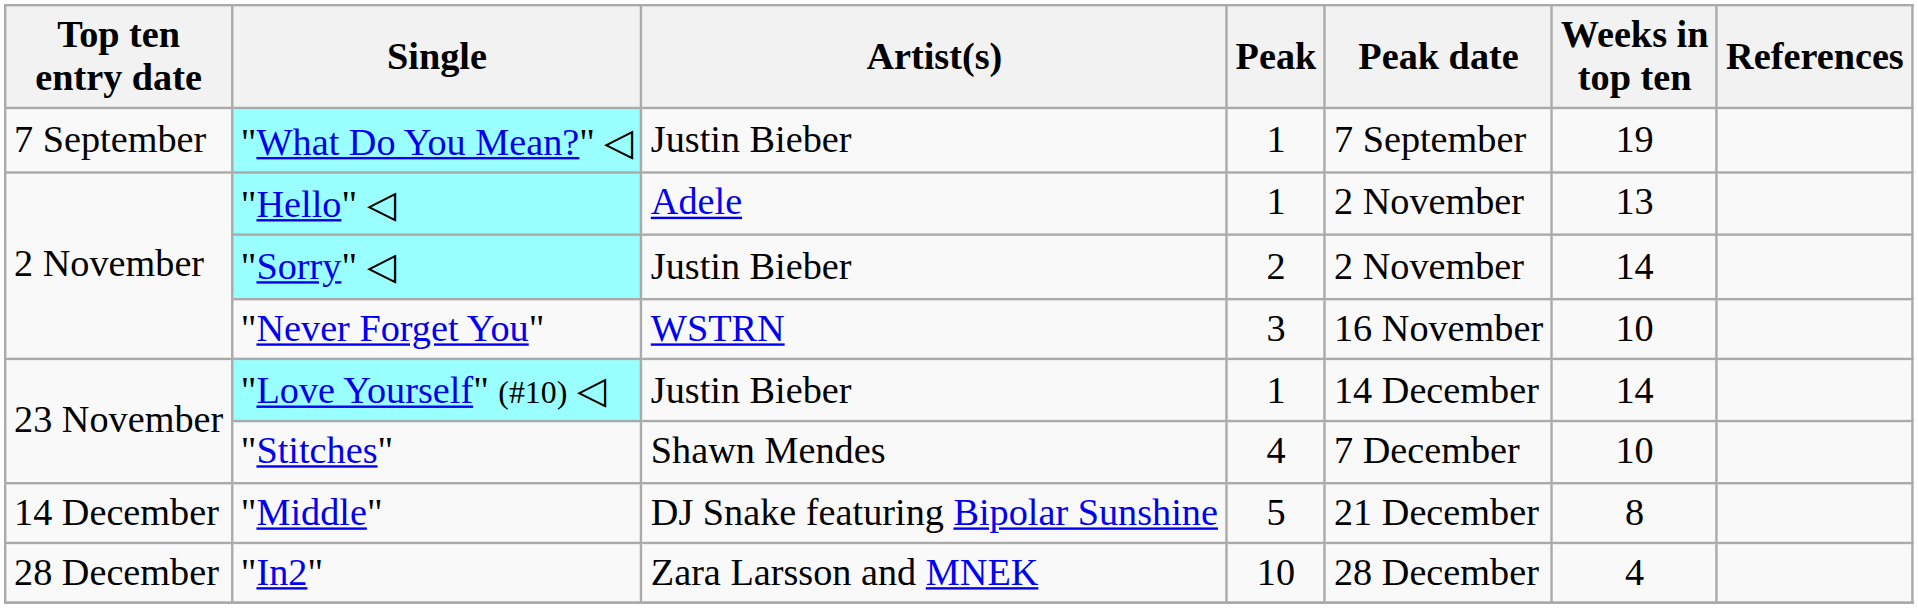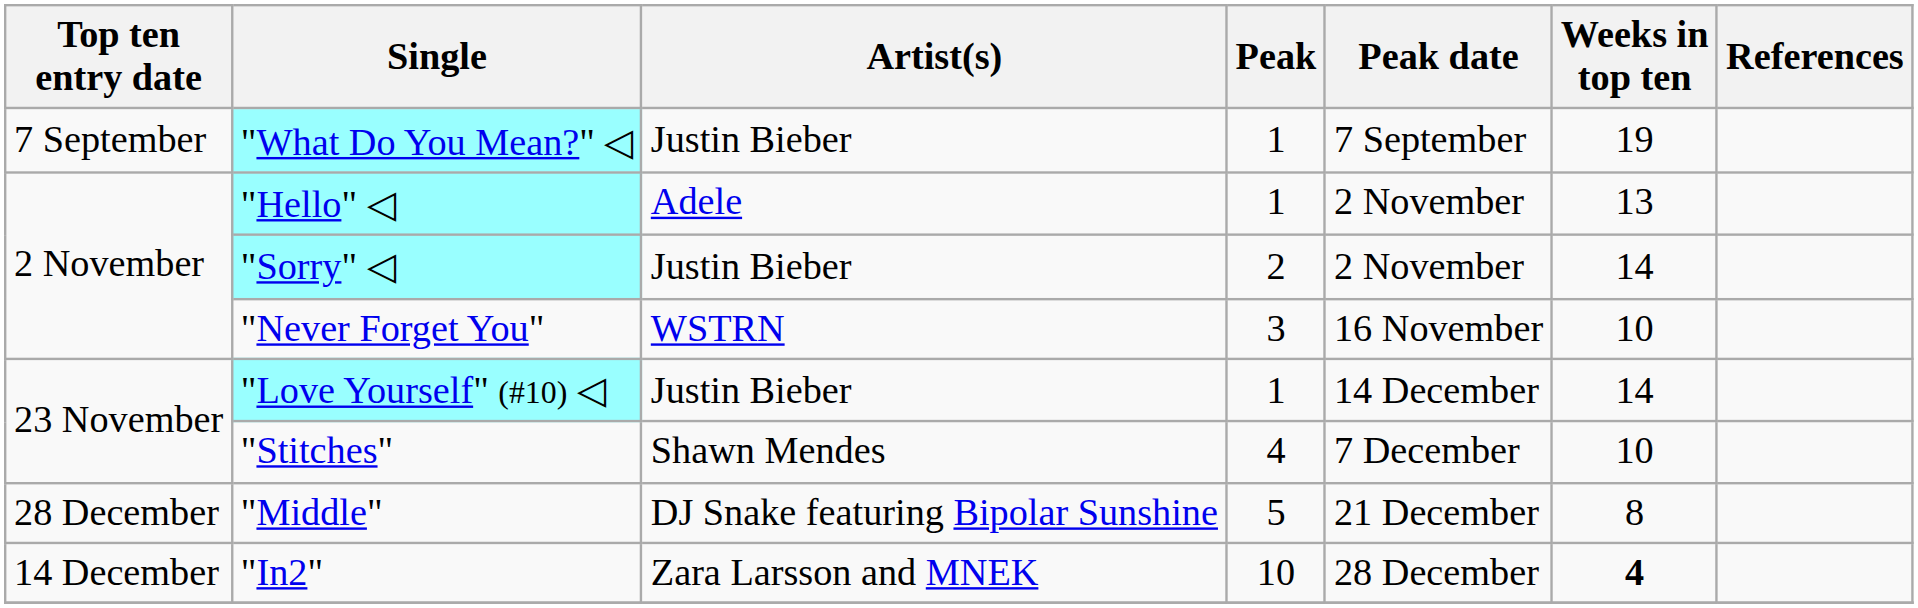(116, 511) 14 December -> (116, 511) 28 December
(116, 572) 28 December -> (116, 572) 14 December
(1635, 572) normal -> (1635, 572) bold
